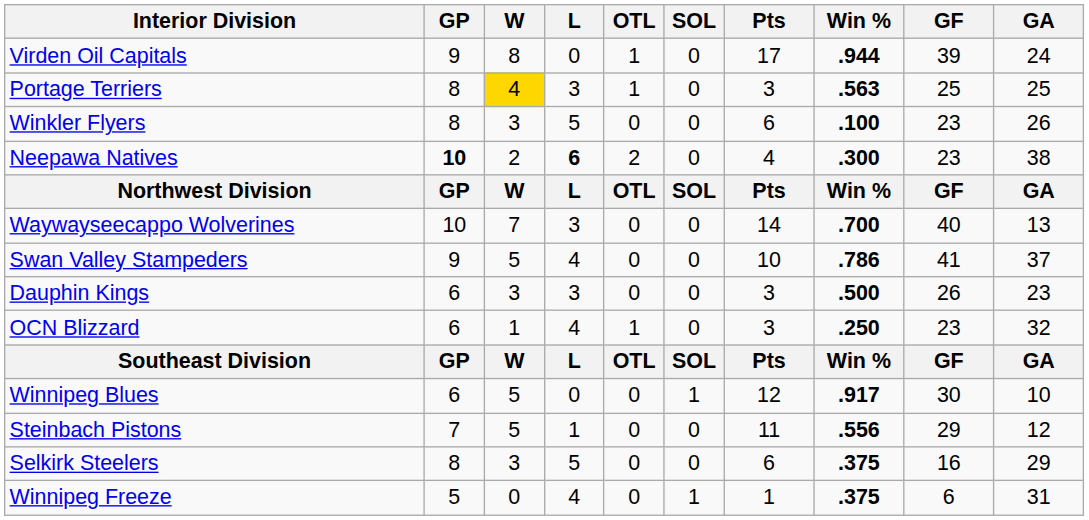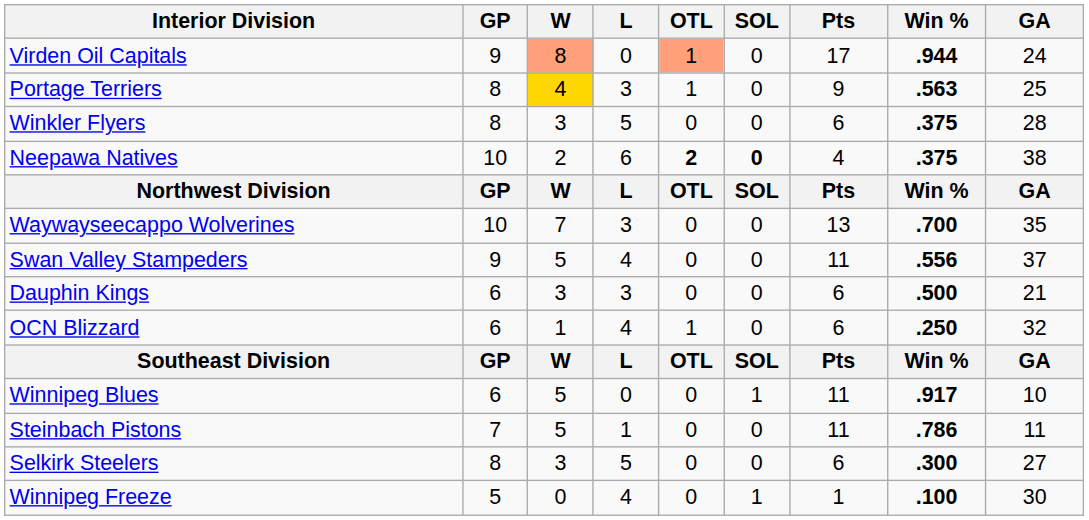- column: (949, 21)
(514, 55) no background -> (561, 55) lightsalmon background
(634, 55) no background -> (691, 55) lightsalmon background
(769, 89) 3 -> (838, 89) 9
(859, 123) .100 -> (937, 123) .375
(1039, 123) 26 -> (1035, 123) 28
(454, 157) bold -> (495, 157) normal
(574, 157) bold -> (626, 157) normal
(634, 157) normal -> (691, 157) bold
(694, 157) normal -> (757, 157) bold
(859, 157) .300 -> (937, 157) .375
(769, 225) 14 -> (838, 225) 13
(1039, 225) 13 -> (1035, 225) 35
(769, 259) 10 -> (838, 259) 11
(859, 259) .786 -> (937, 259) .556
(769, 293) 3 -> (838, 293) 6
(1039, 293) 23 -> (1035, 293) 21
(769, 327) 3 -> (838, 327) 6
(769, 395) 12 -> (838, 395) 11
(859, 429) .556 -> (937, 429) .786
(1039, 429) 12 -> (1035, 429) 11
(859, 463) .375 -> (937, 463) .300
(1039, 463) 29 -> (1035, 463) 27
(859, 497) .375 -> (937, 497) .100
(1039, 497) 31 -> (1035, 497) 30
